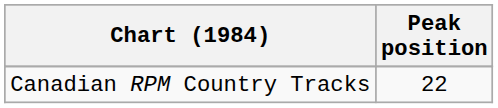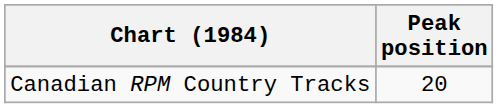(434, 85) 22 -> (434, 85) 20
